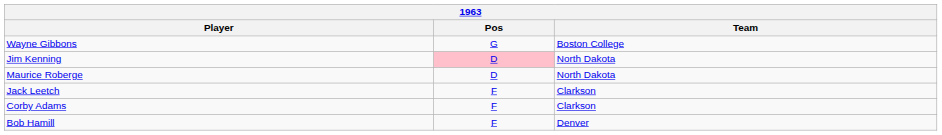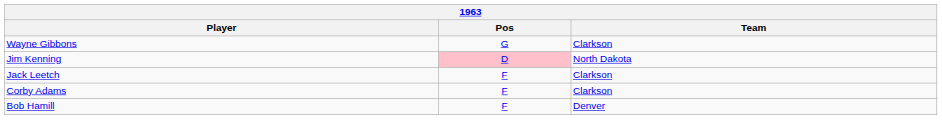(590, 43) Boston College -> (593, 43) Clarkson
- row: (45, 75)
